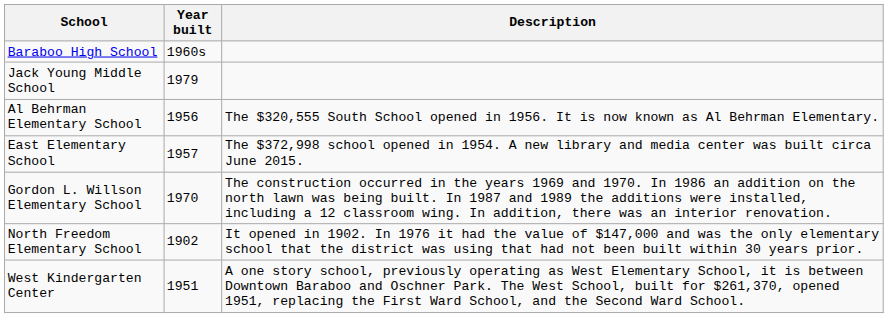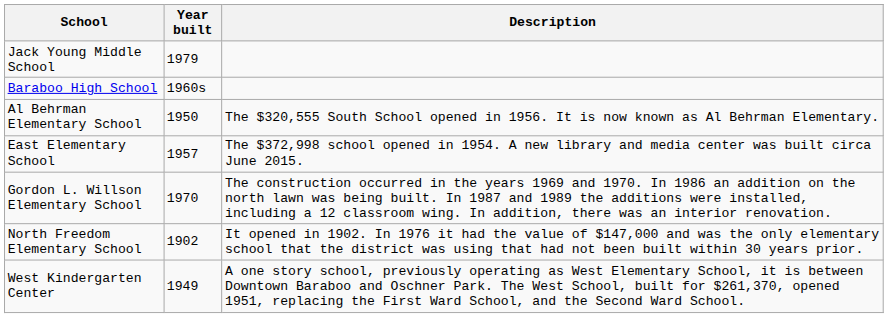rows swapped: (82, 52) <-> (75, 81)
(183, 117) 1956 -> (183, 117) 1950
(183, 286) 1951 -> (183, 286) 1949
